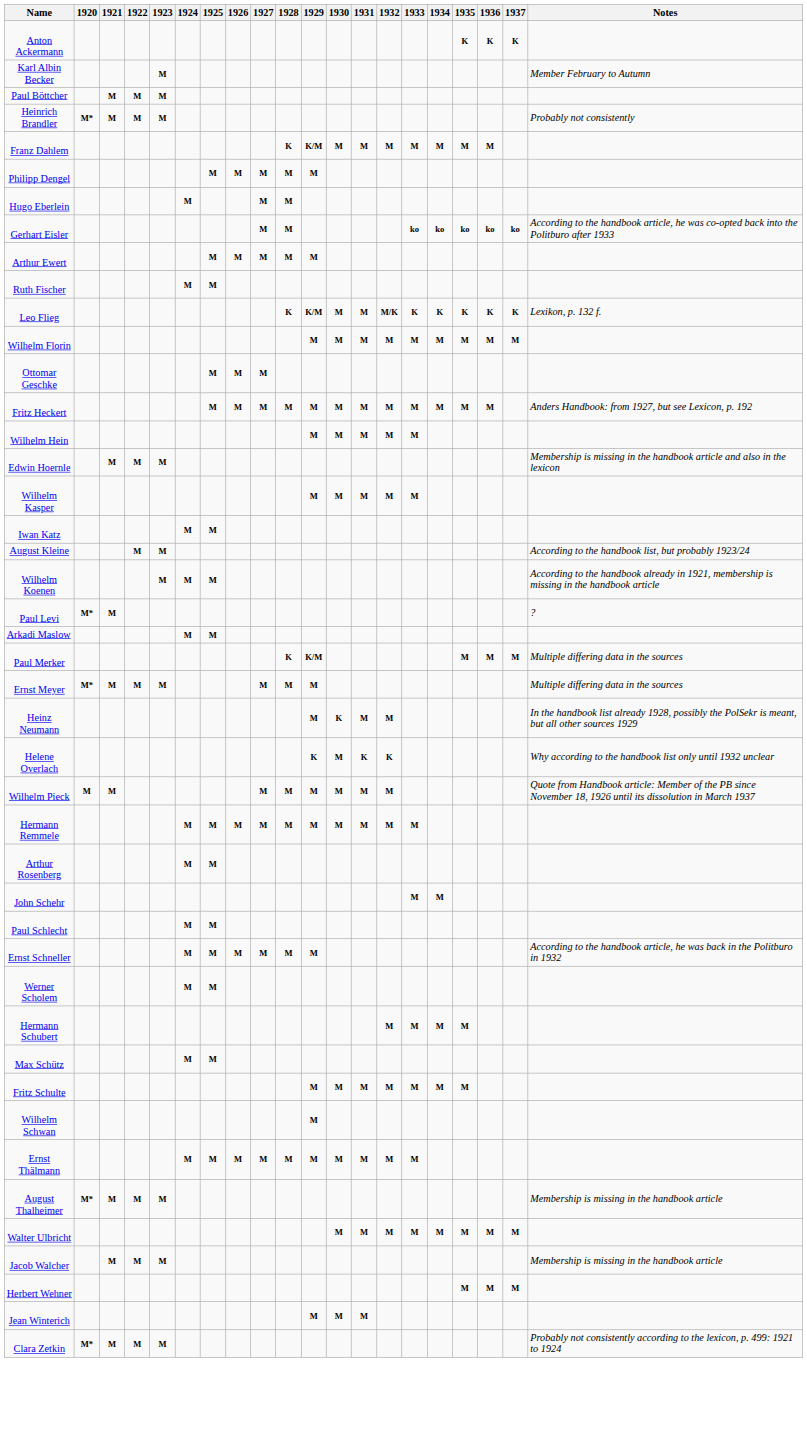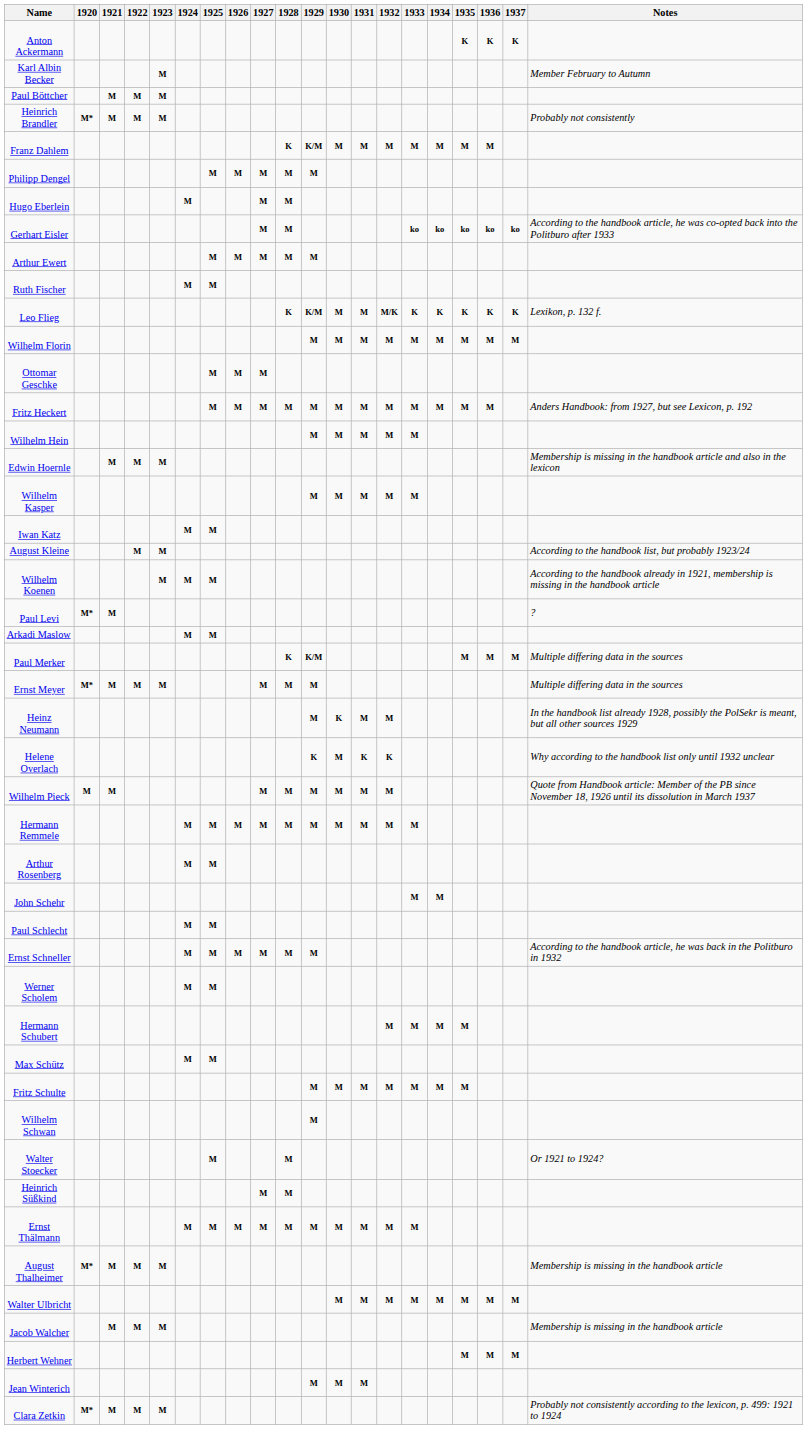+ row: (39, 1165)
+ row: (39, 1193)
